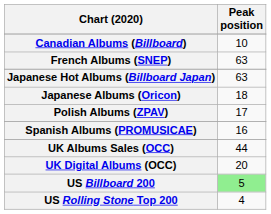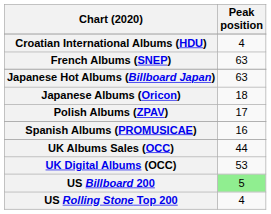- row: (111, 43)
+ row: (111, 43)
(242, 165) 20 -> (242, 165) 53
